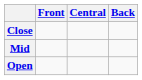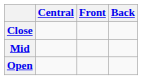columns swapped: (51, 13) <-> (88, 13)
